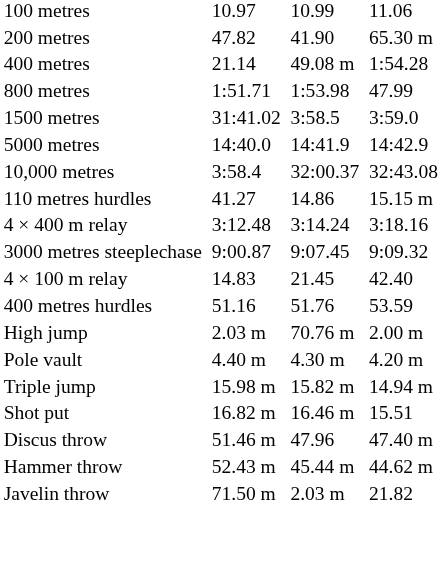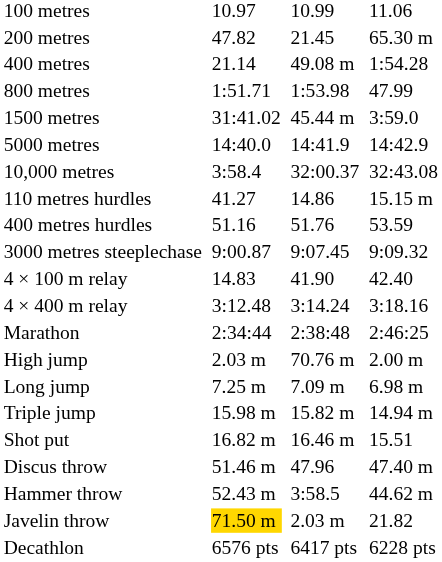(312, 37) 41.90 -> (312, 37) 21.45
(315, 117) 3:58.5 -> (322, 117) 45.44 m
rows swapped: (78, 305) <-> (66, 225)
(312, 278) 21.45 -> (312, 278) 41.90
+ row: (42, 332)
- row: (43, 359)
+ row: (47, 386)
(322, 466) 45.44 m -> (315, 493) 3:58.5
(244, 493) no background -> (244, 520) gold background
+ row: (44, 547)
